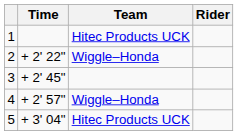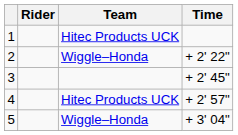columns swapped: (213, 15) <-> (43, 15)
(115, 99) Wiggle–Honda -> (120, 99) Hitec Products UCK
(131, 120) Hitec Products UCK -> (105, 120) Wiggle–Honda
